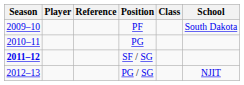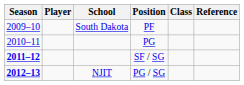columns swapped: (211, 12) <-> (96, 12)
(23, 73) normal -> (23, 73) bold
